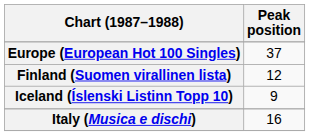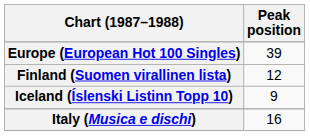(274, 53) 37 -> (274, 53) 39
